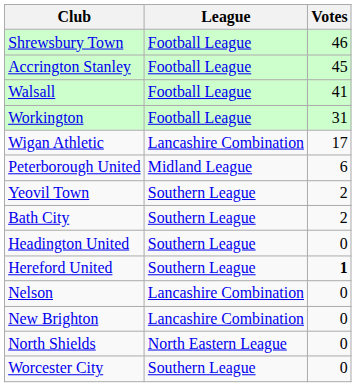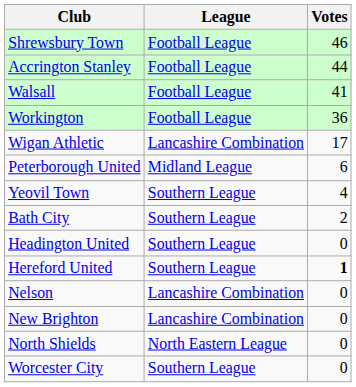(340, 67) 45 -> (340, 67) 44
(340, 117) 31 -> (340, 117) 36
(344, 192) 2 -> (344, 192) 4
